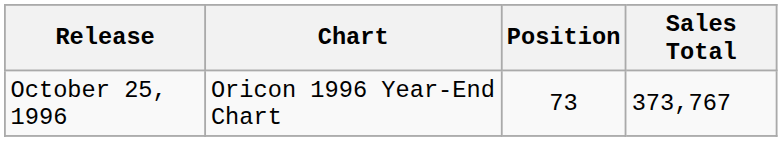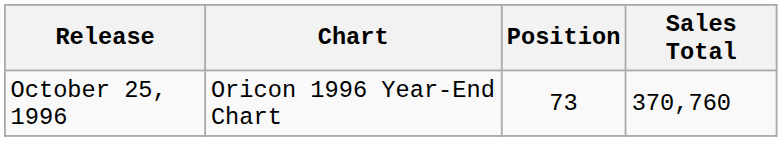(681, 104) 373,767 -> (681, 104) 370,760
